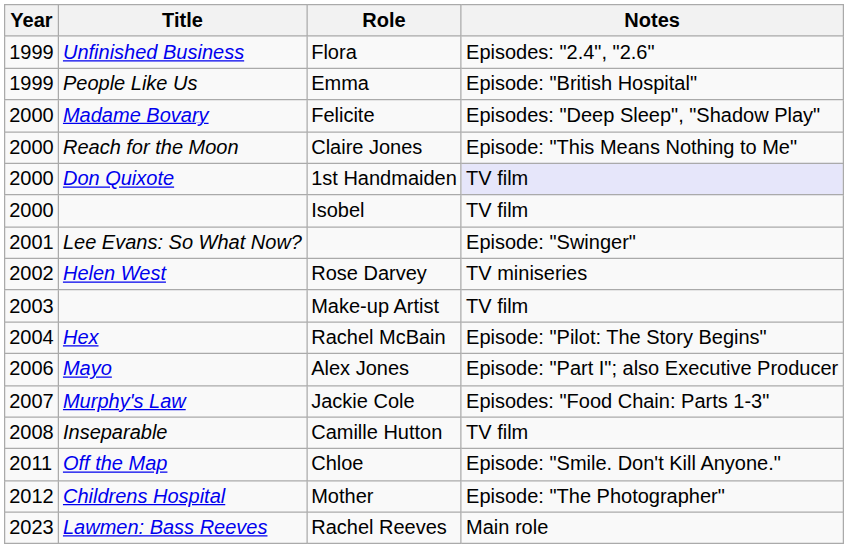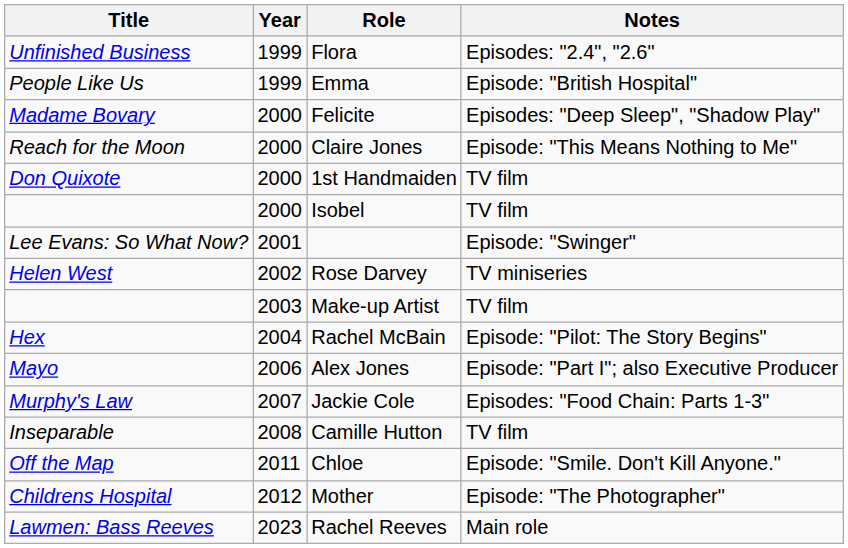columns swapped: (31, 20) <-> (182, 20)
(497, 178) lavender background -> (497, 178) no background
